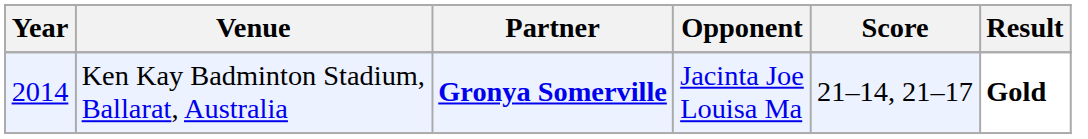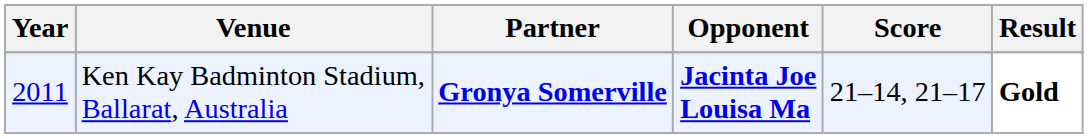(40, 91) 2014 -> (40, 91) 2011
(742, 91) normal -> (748, 91) bold
